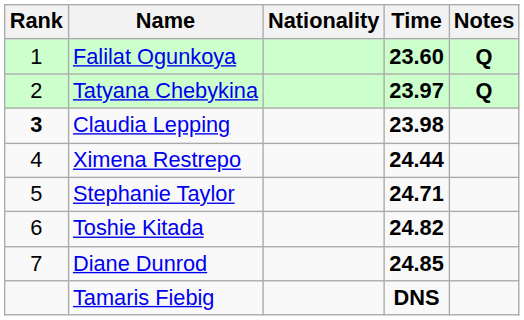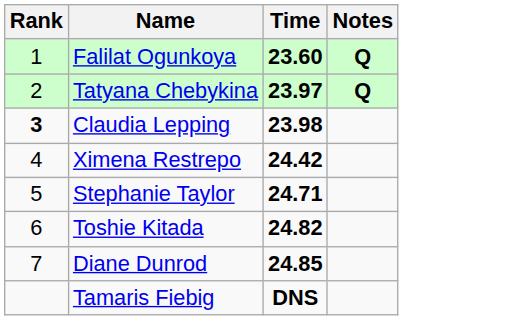- column: (324, 21)
(417, 159) 24.44 -> (295, 159) 24.42
